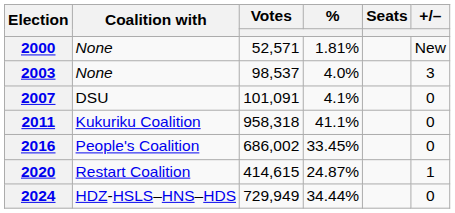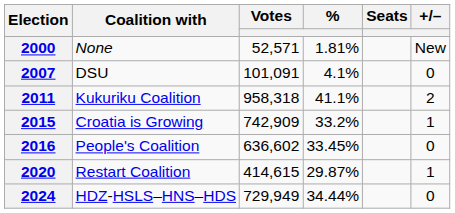- row: (38, 73)
(430, 122) 0 -> (430, 97) 2
+ row: (38, 122)
(271, 147) 686,002 -> (271, 147) 636,602
(333, 171) 24.87% -> (333, 171) 29.87%
